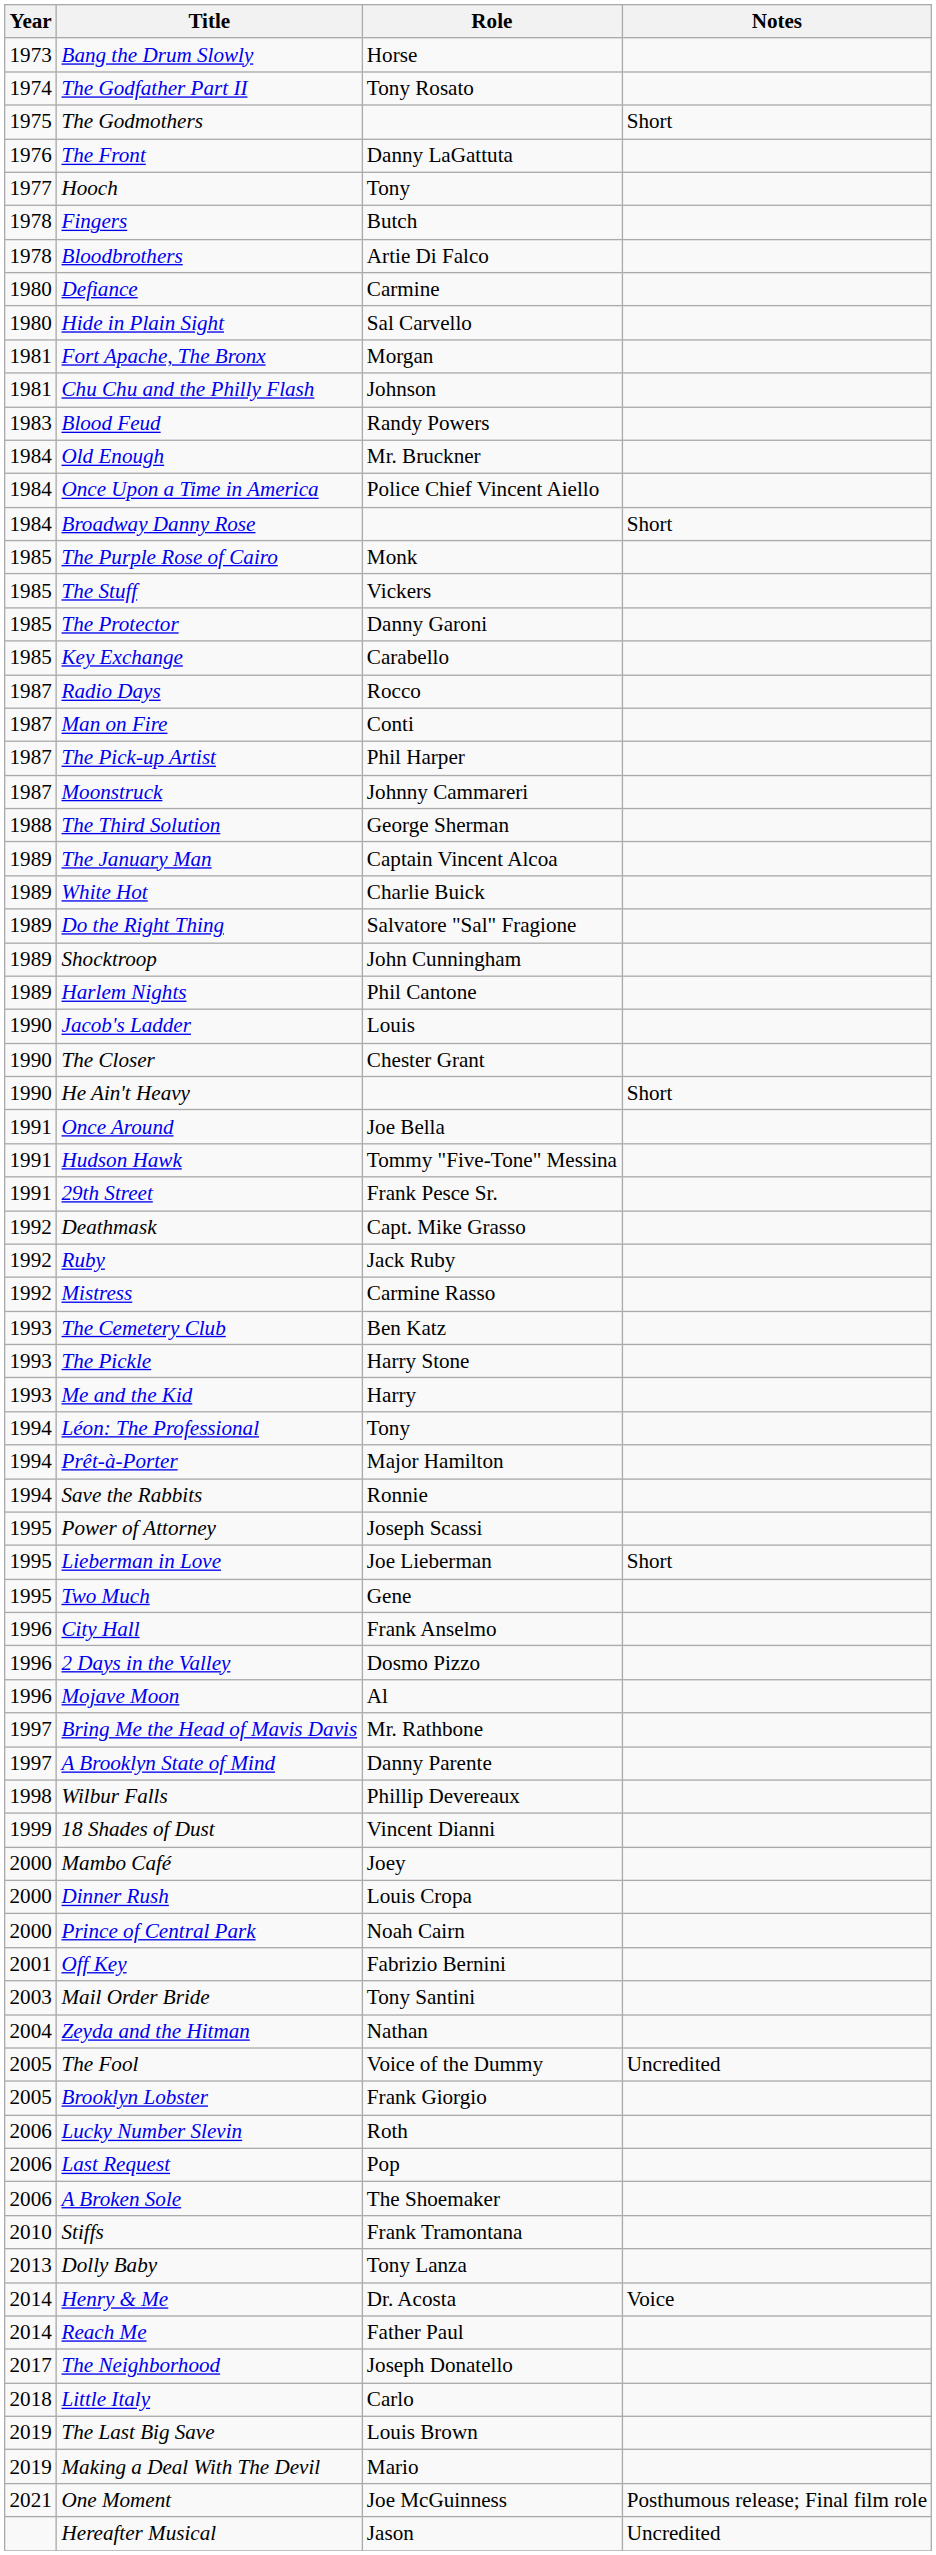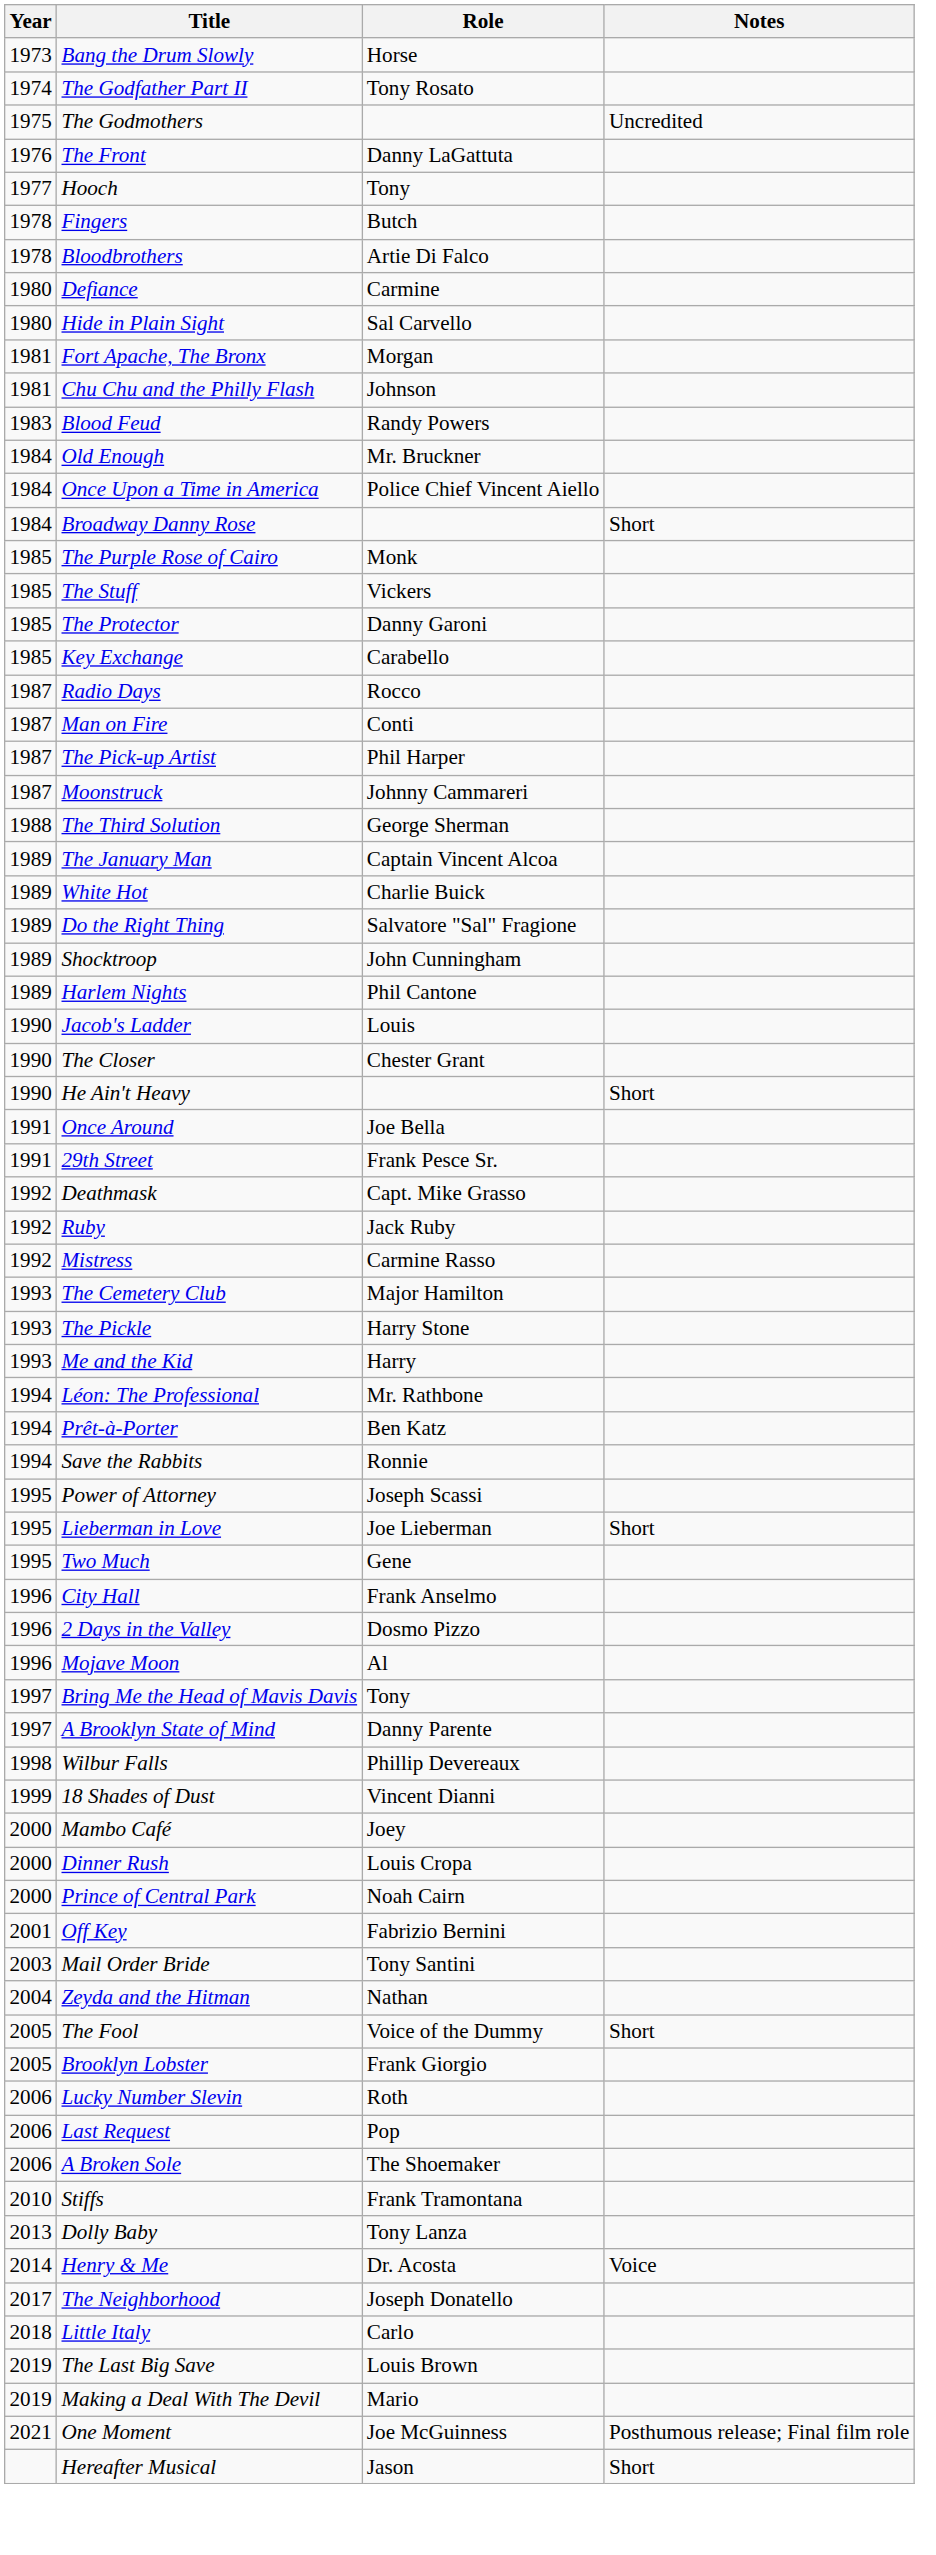(650, 121) Short -> (656, 121) Uncredited
- row: (122, 1160)
(406, 1327) Ben Katz -> (435, 1294) Major Hamilton
(388, 1428) Tony -> (425, 1394) Mr. Rathbone
(435, 1461) Major Hamilton -> (406, 1428) Ben Katz
(425, 1729) Mr. Rathbone -> (388, 1695) Tony
(674, 2064) Uncredited -> (632, 2030) Short
- row: (104, 2332)
(674, 2533) Uncredited -> (632, 2466) Short
